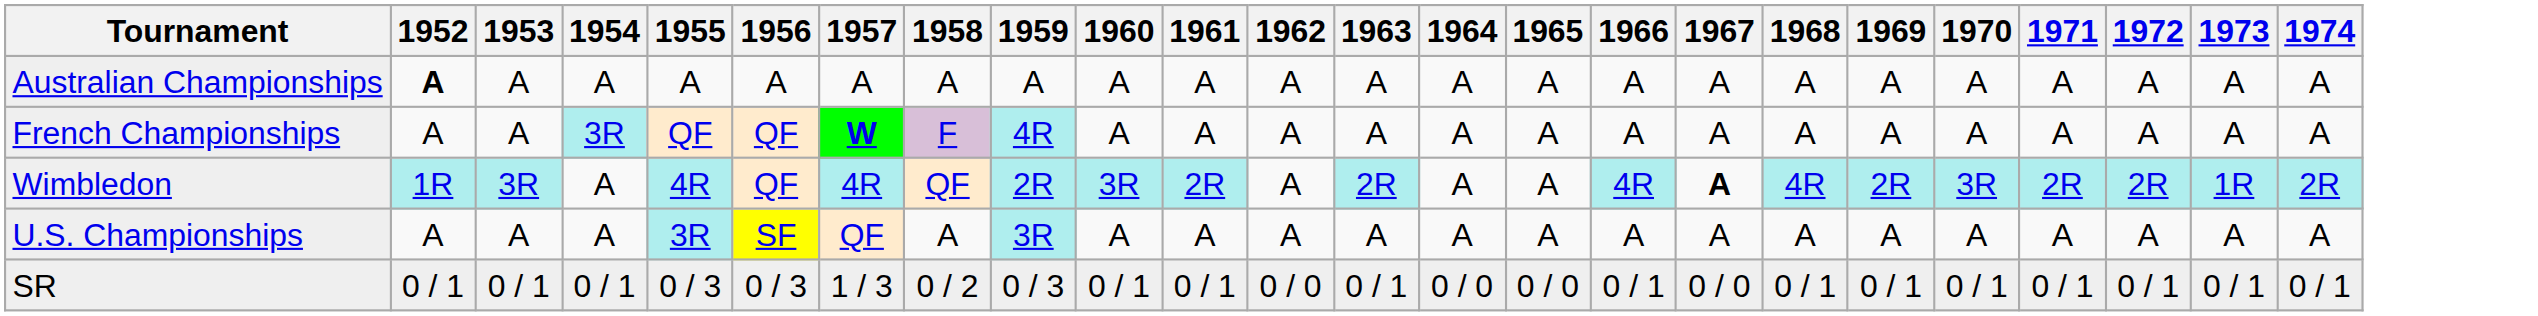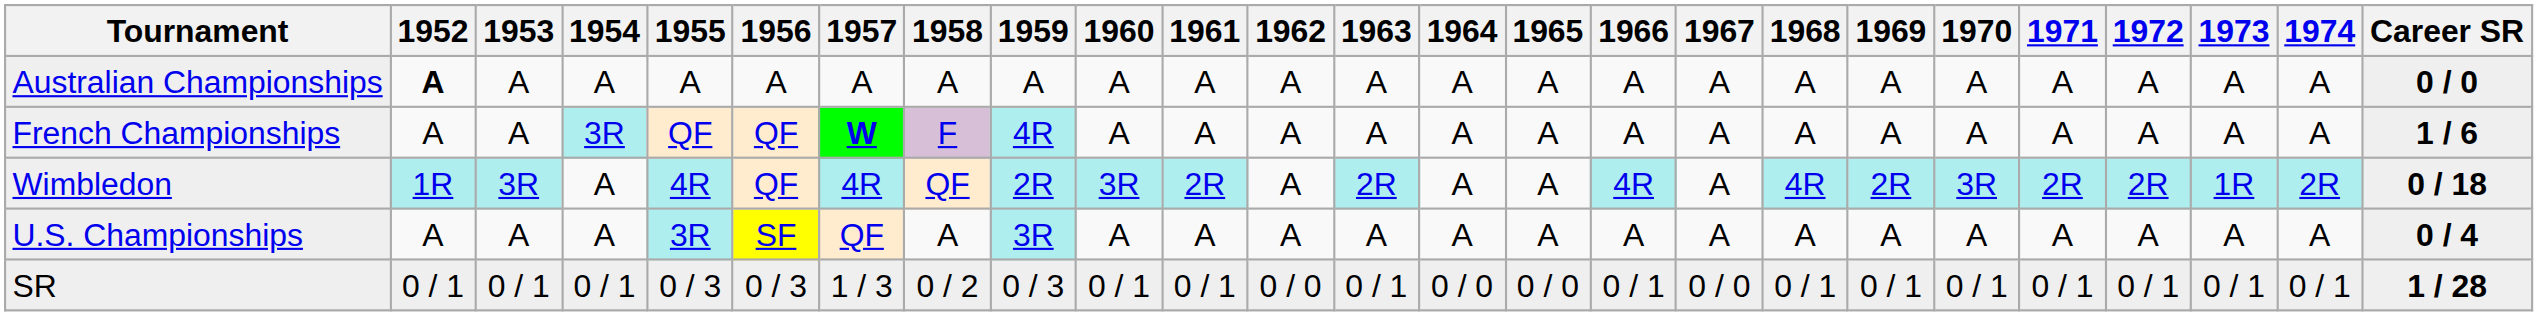+ column: (2447, 31)
(1719, 183) bold -> (1719, 183) normal
